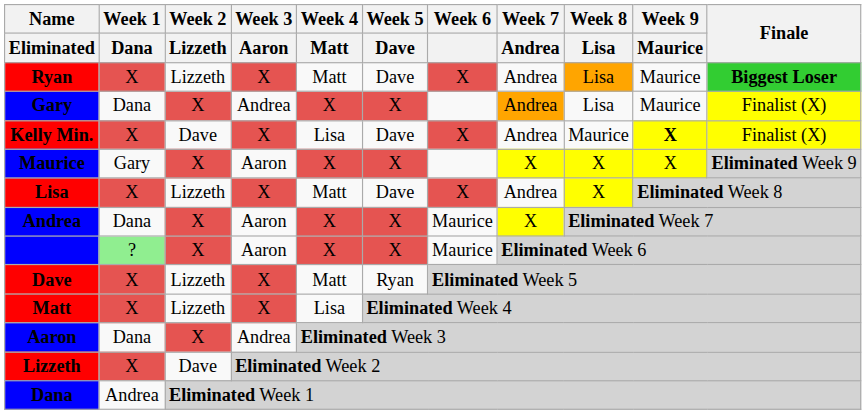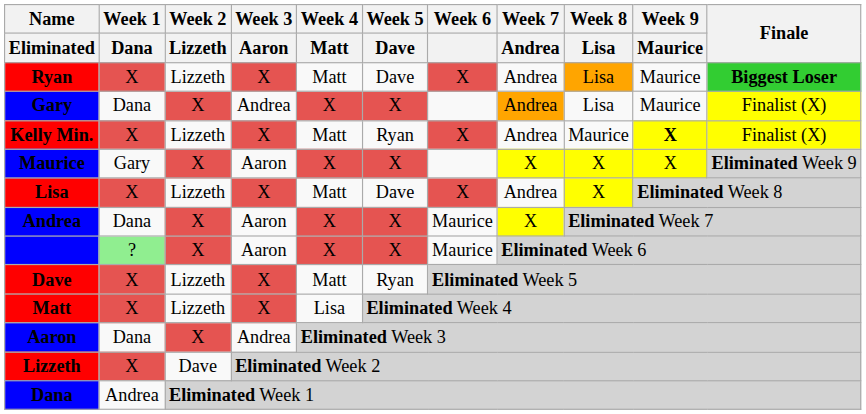(198, 134) Dave -> (198, 134) Lizzeth
(329, 134) Lisa -> (329, 134) Matt
(395, 134) Dave -> (395, 134) Ryan
